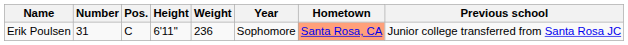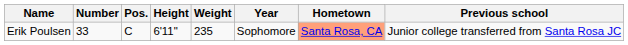(82, 31) 31 -> (82, 31) 33
(203, 31) 236 -> (203, 31) 235
